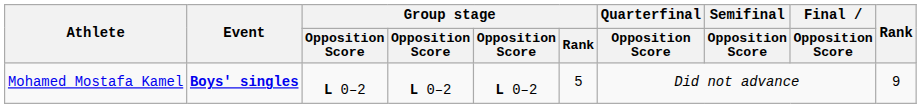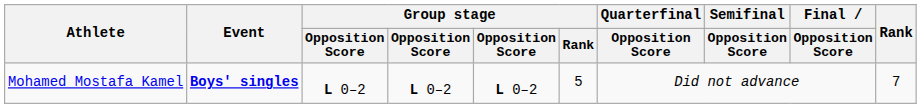(896, 83) 9 -> (896, 83) 7
